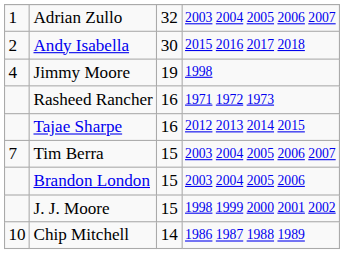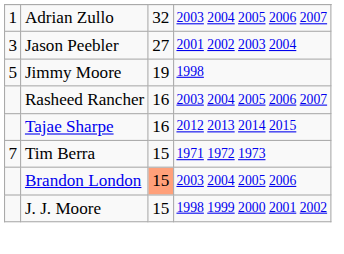- row: (81, 45)
+ row: (72, 45)
(13, 72) 4 -> (13, 72) 5
(230, 99) 1971 1972 1973 -> (252, 99) 2003 2004 2005 2006 2007
(260, 153) 2003 2004 2005 2006 2007 -> (221, 153) 1971 1972 1973
(169, 180) no background -> (161, 180) lightsalmon background
- row: (81, 235)
